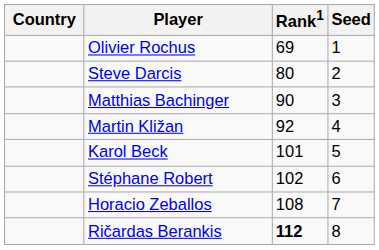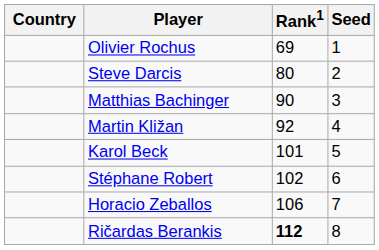(290, 204) 108 -> (290, 204) 106
